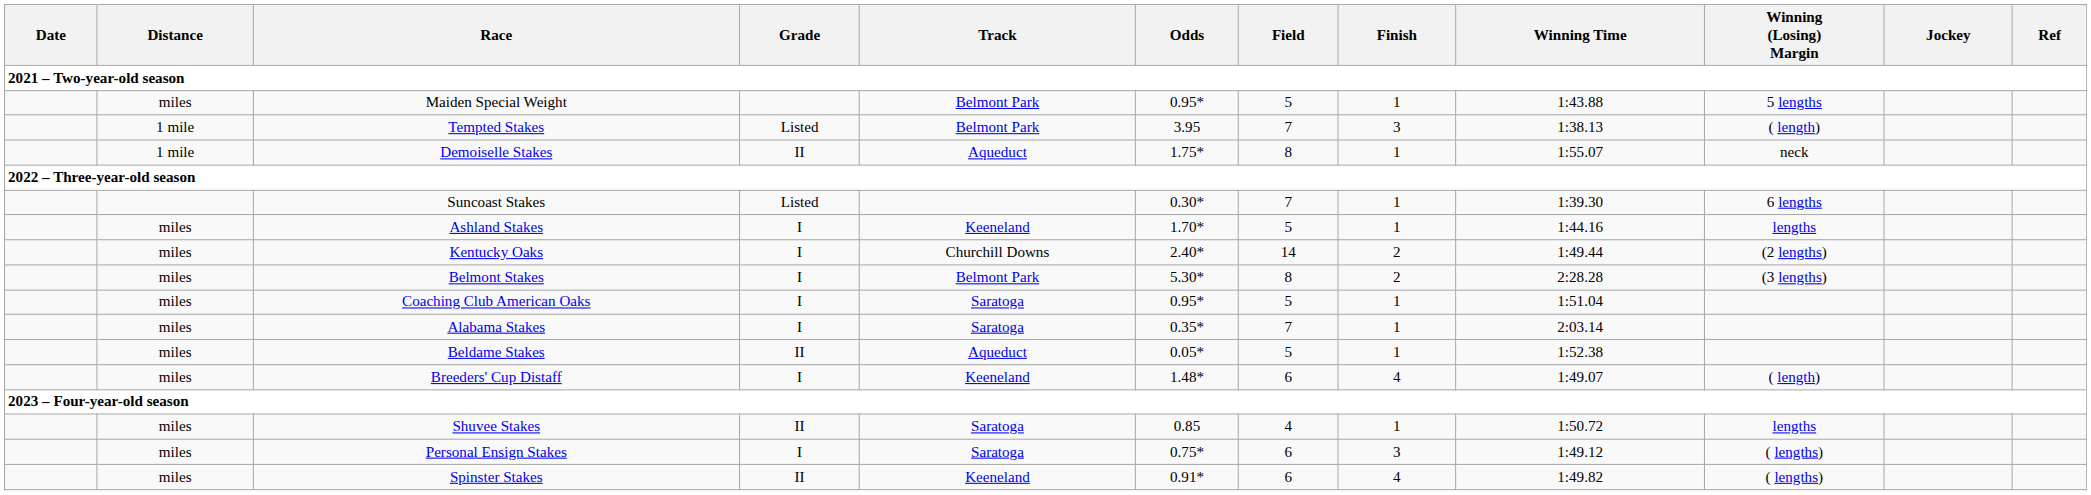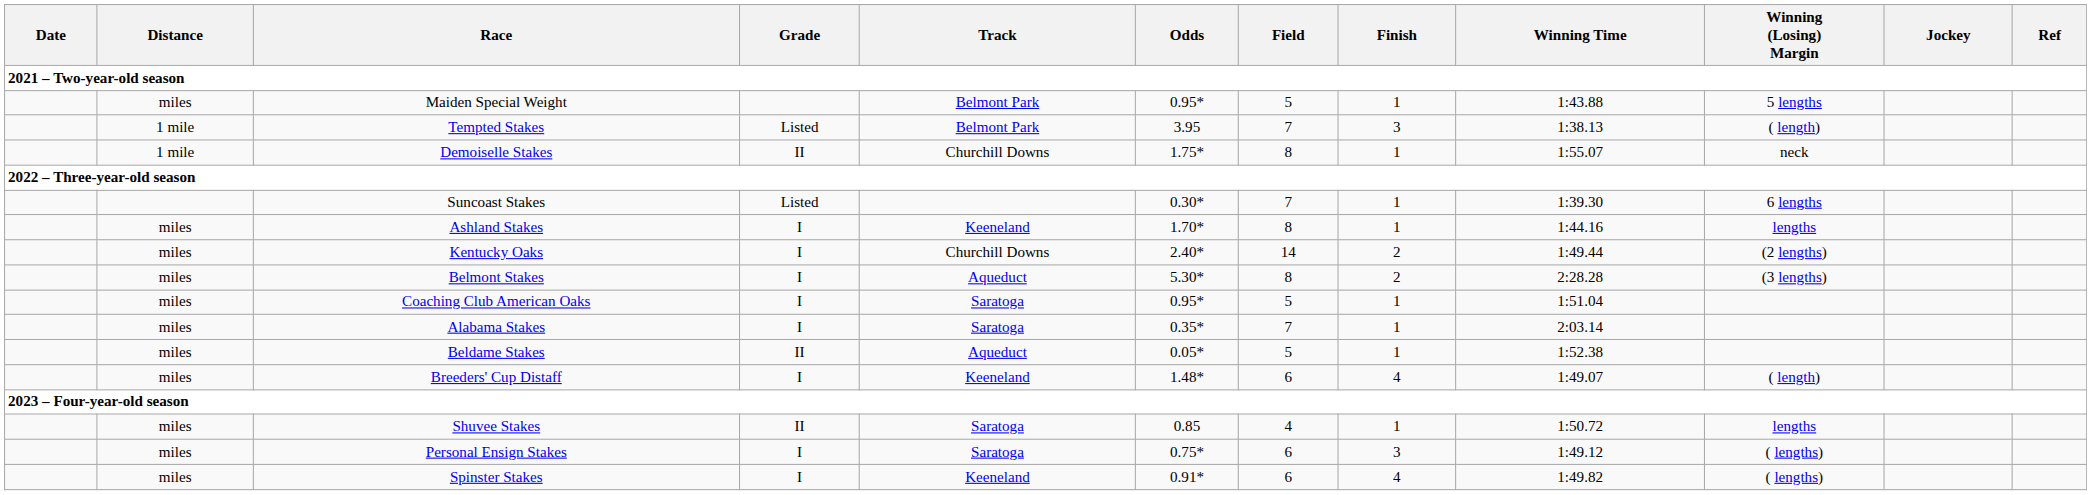(997, 152) Aqueduct -> (997, 152) Churchill Downs
(1288, 227) 5 -> (1288, 227) 8
(997, 277) Belmont Park -> (997, 277) Aqueduct
(800, 476) II -> (800, 476) I
